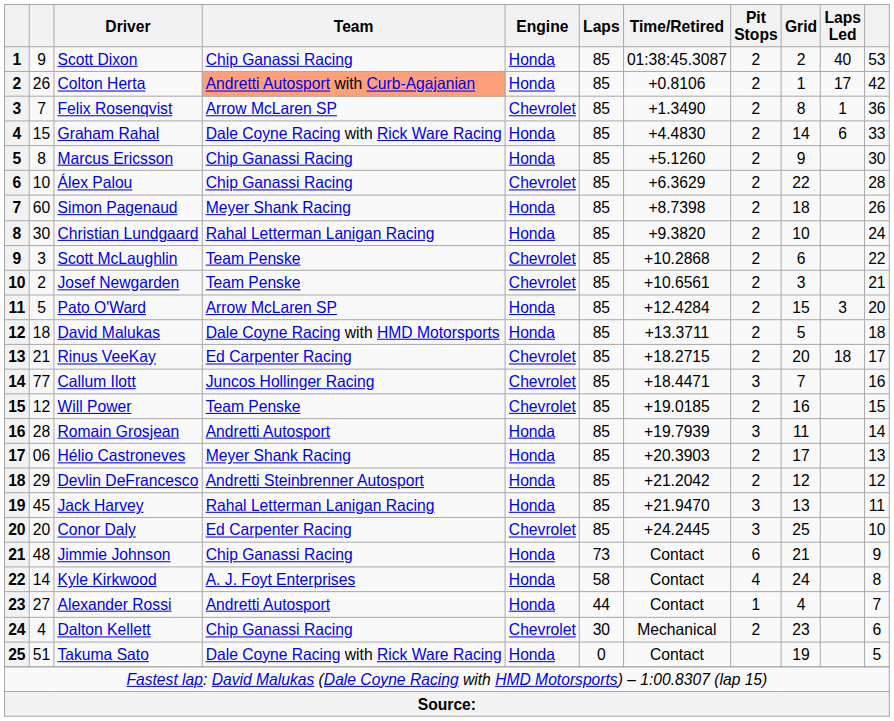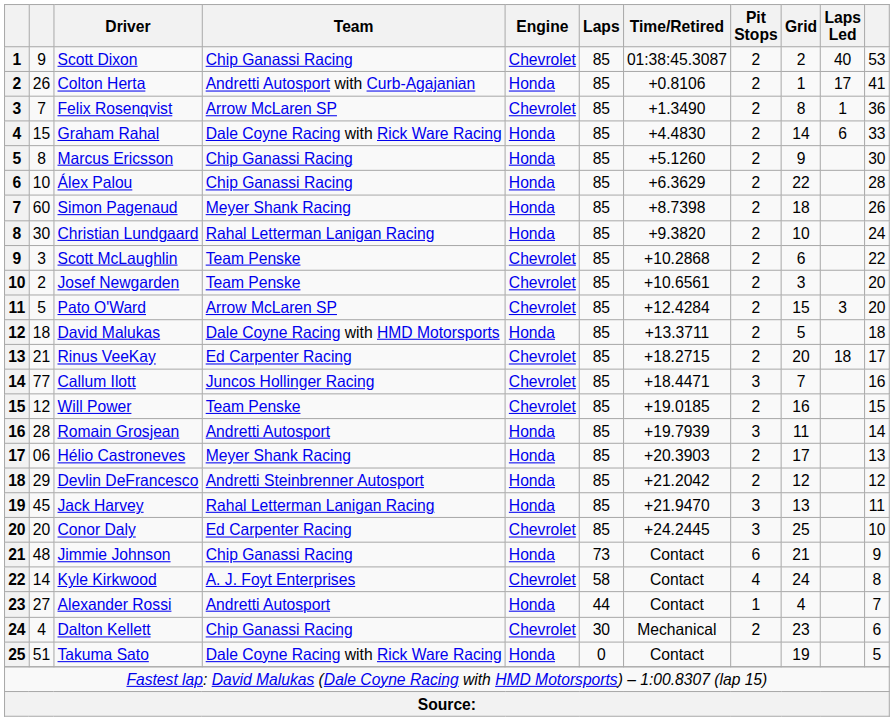(532, 59) Honda -> (542, 59) Chevrolet
(340, 84) lightsalmon background -> (340, 84) no background
(877, 84) 42 -> (877, 84) 41
(542, 183) Chevrolet -> (532, 183) Honda
(877, 282) 21 -> (877, 282) 20
(532, 307) Honda -> (542, 307) Chevrolet
(532, 580) Honda -> (542, 580) Chevrolet
